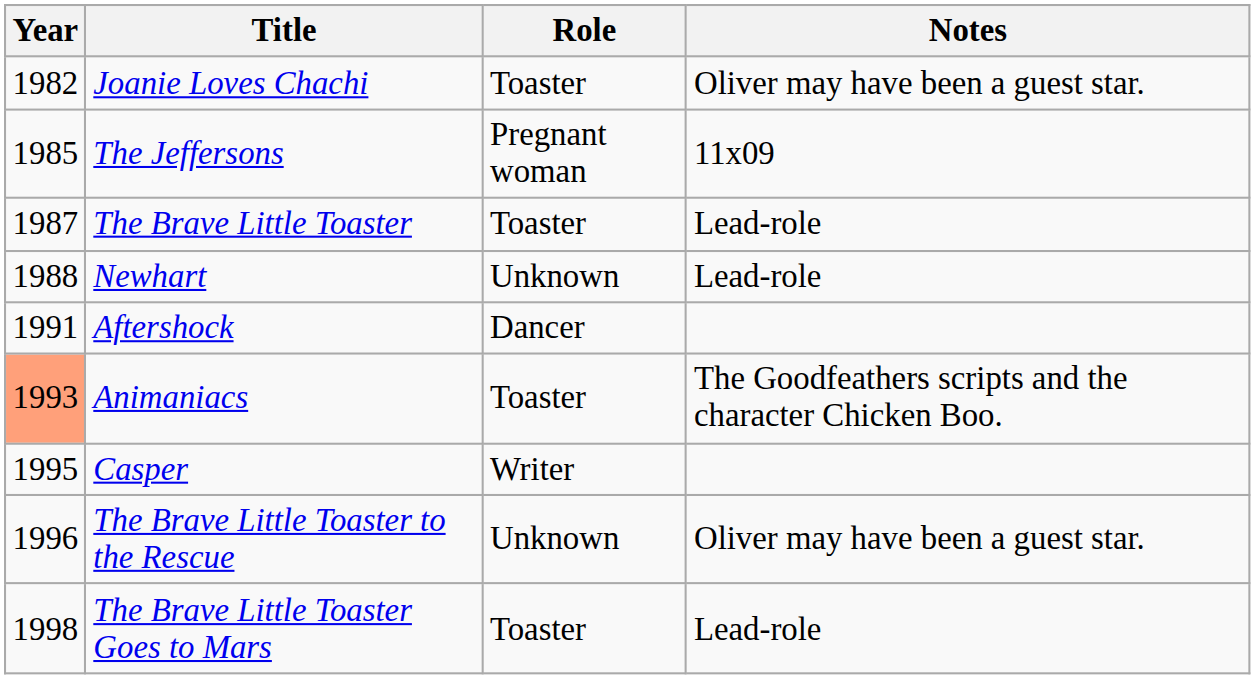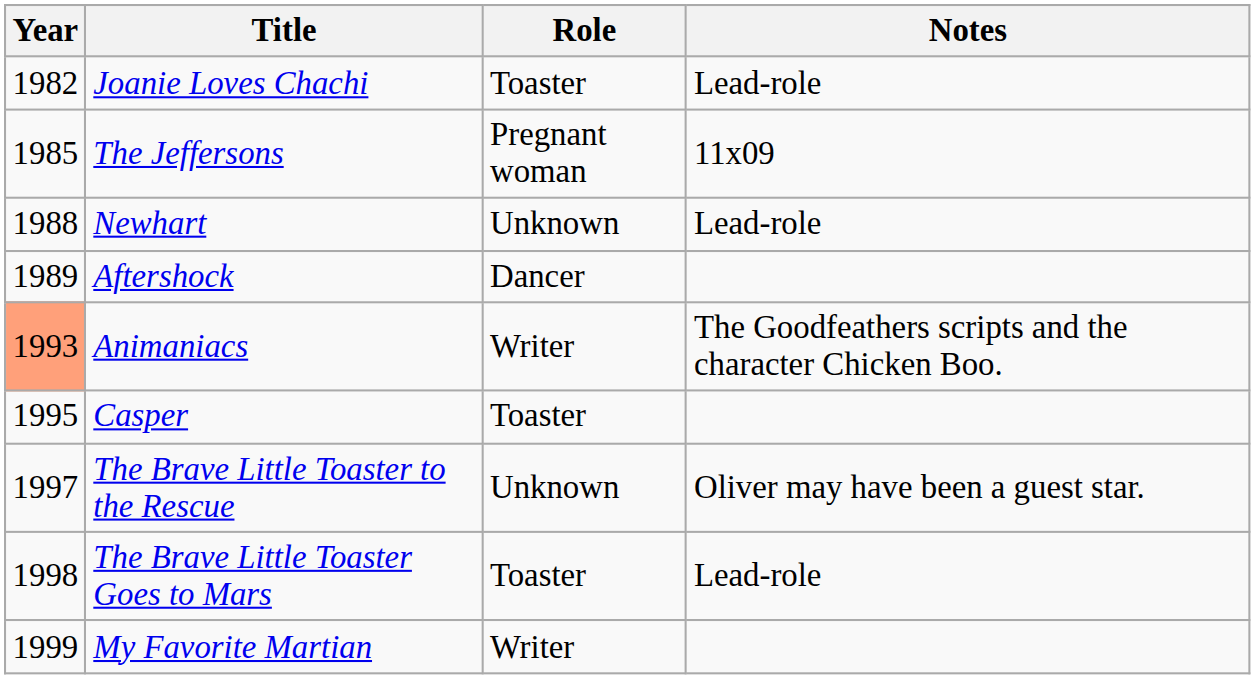(919, 82) Oliver may have been a guest star. -> (758, 82) Lead-role
- row: (253, 223)
(45, 327) 1991 -> (45, 275) 1989
(538, 397) Toaster -> (532, 345) Writer
(532, 468) Writer -> (538, 416) Toaster
(45, 538) 1996 -> (45, 486) 1997
+ row: (233, 646)
